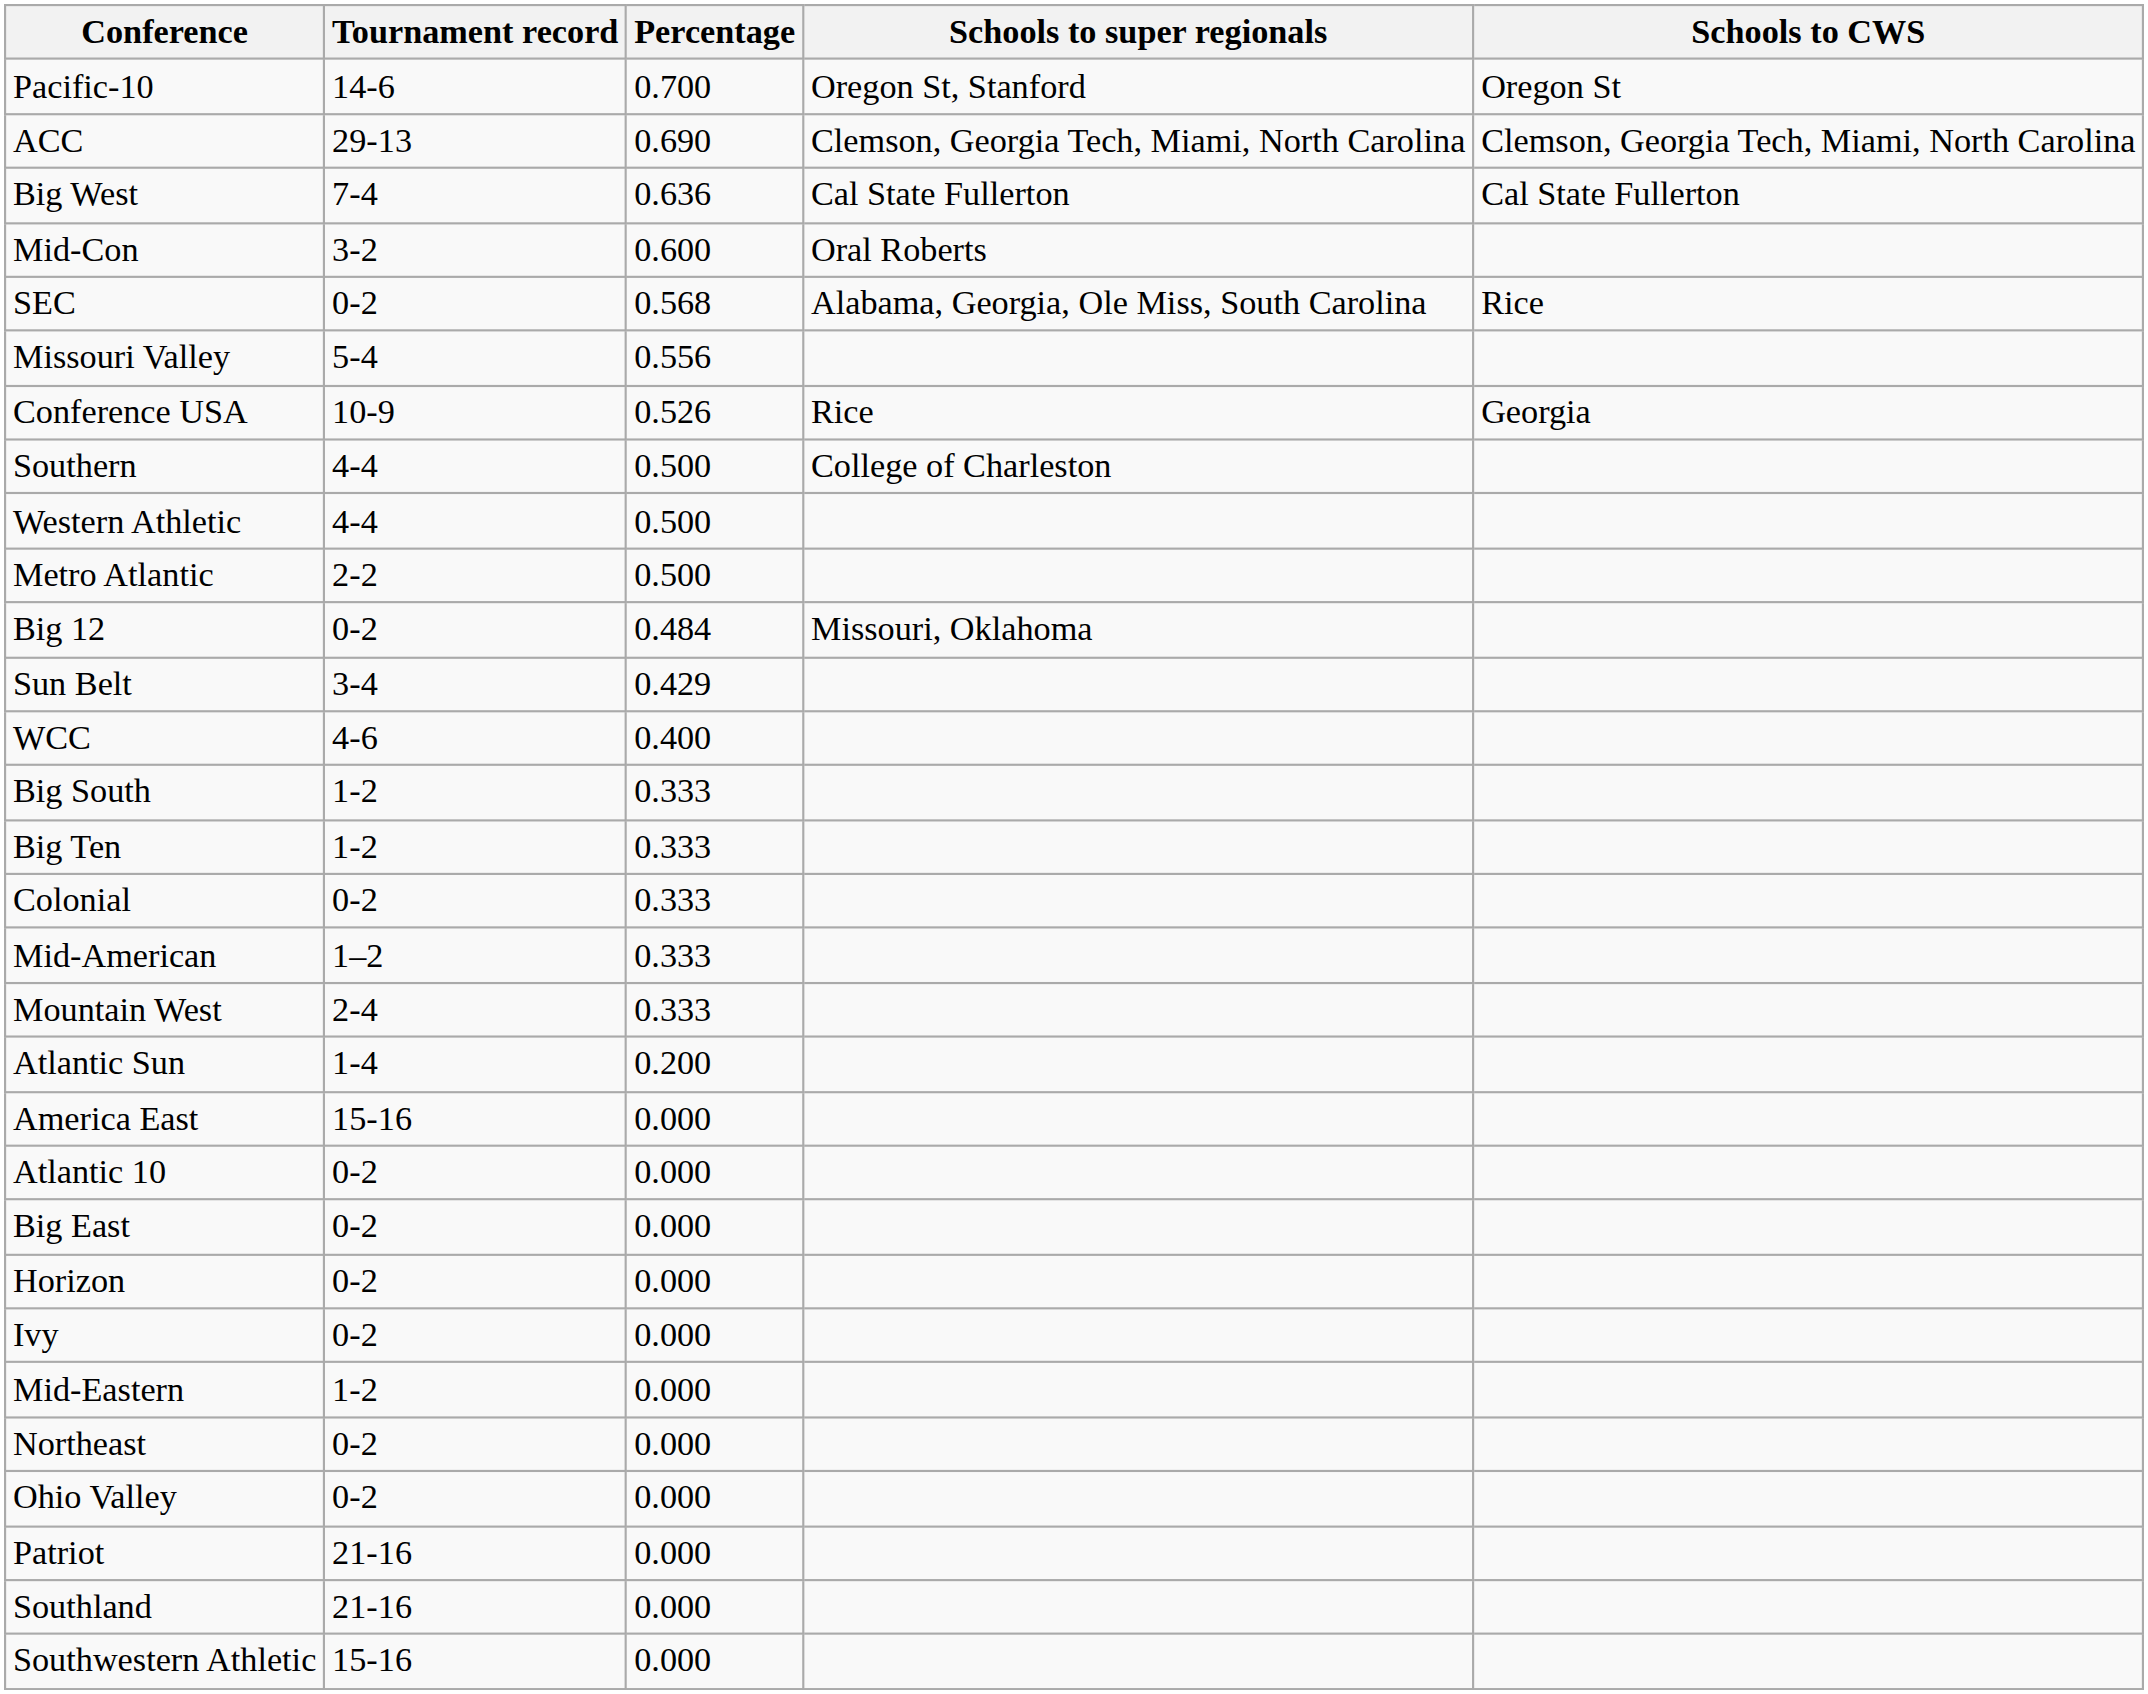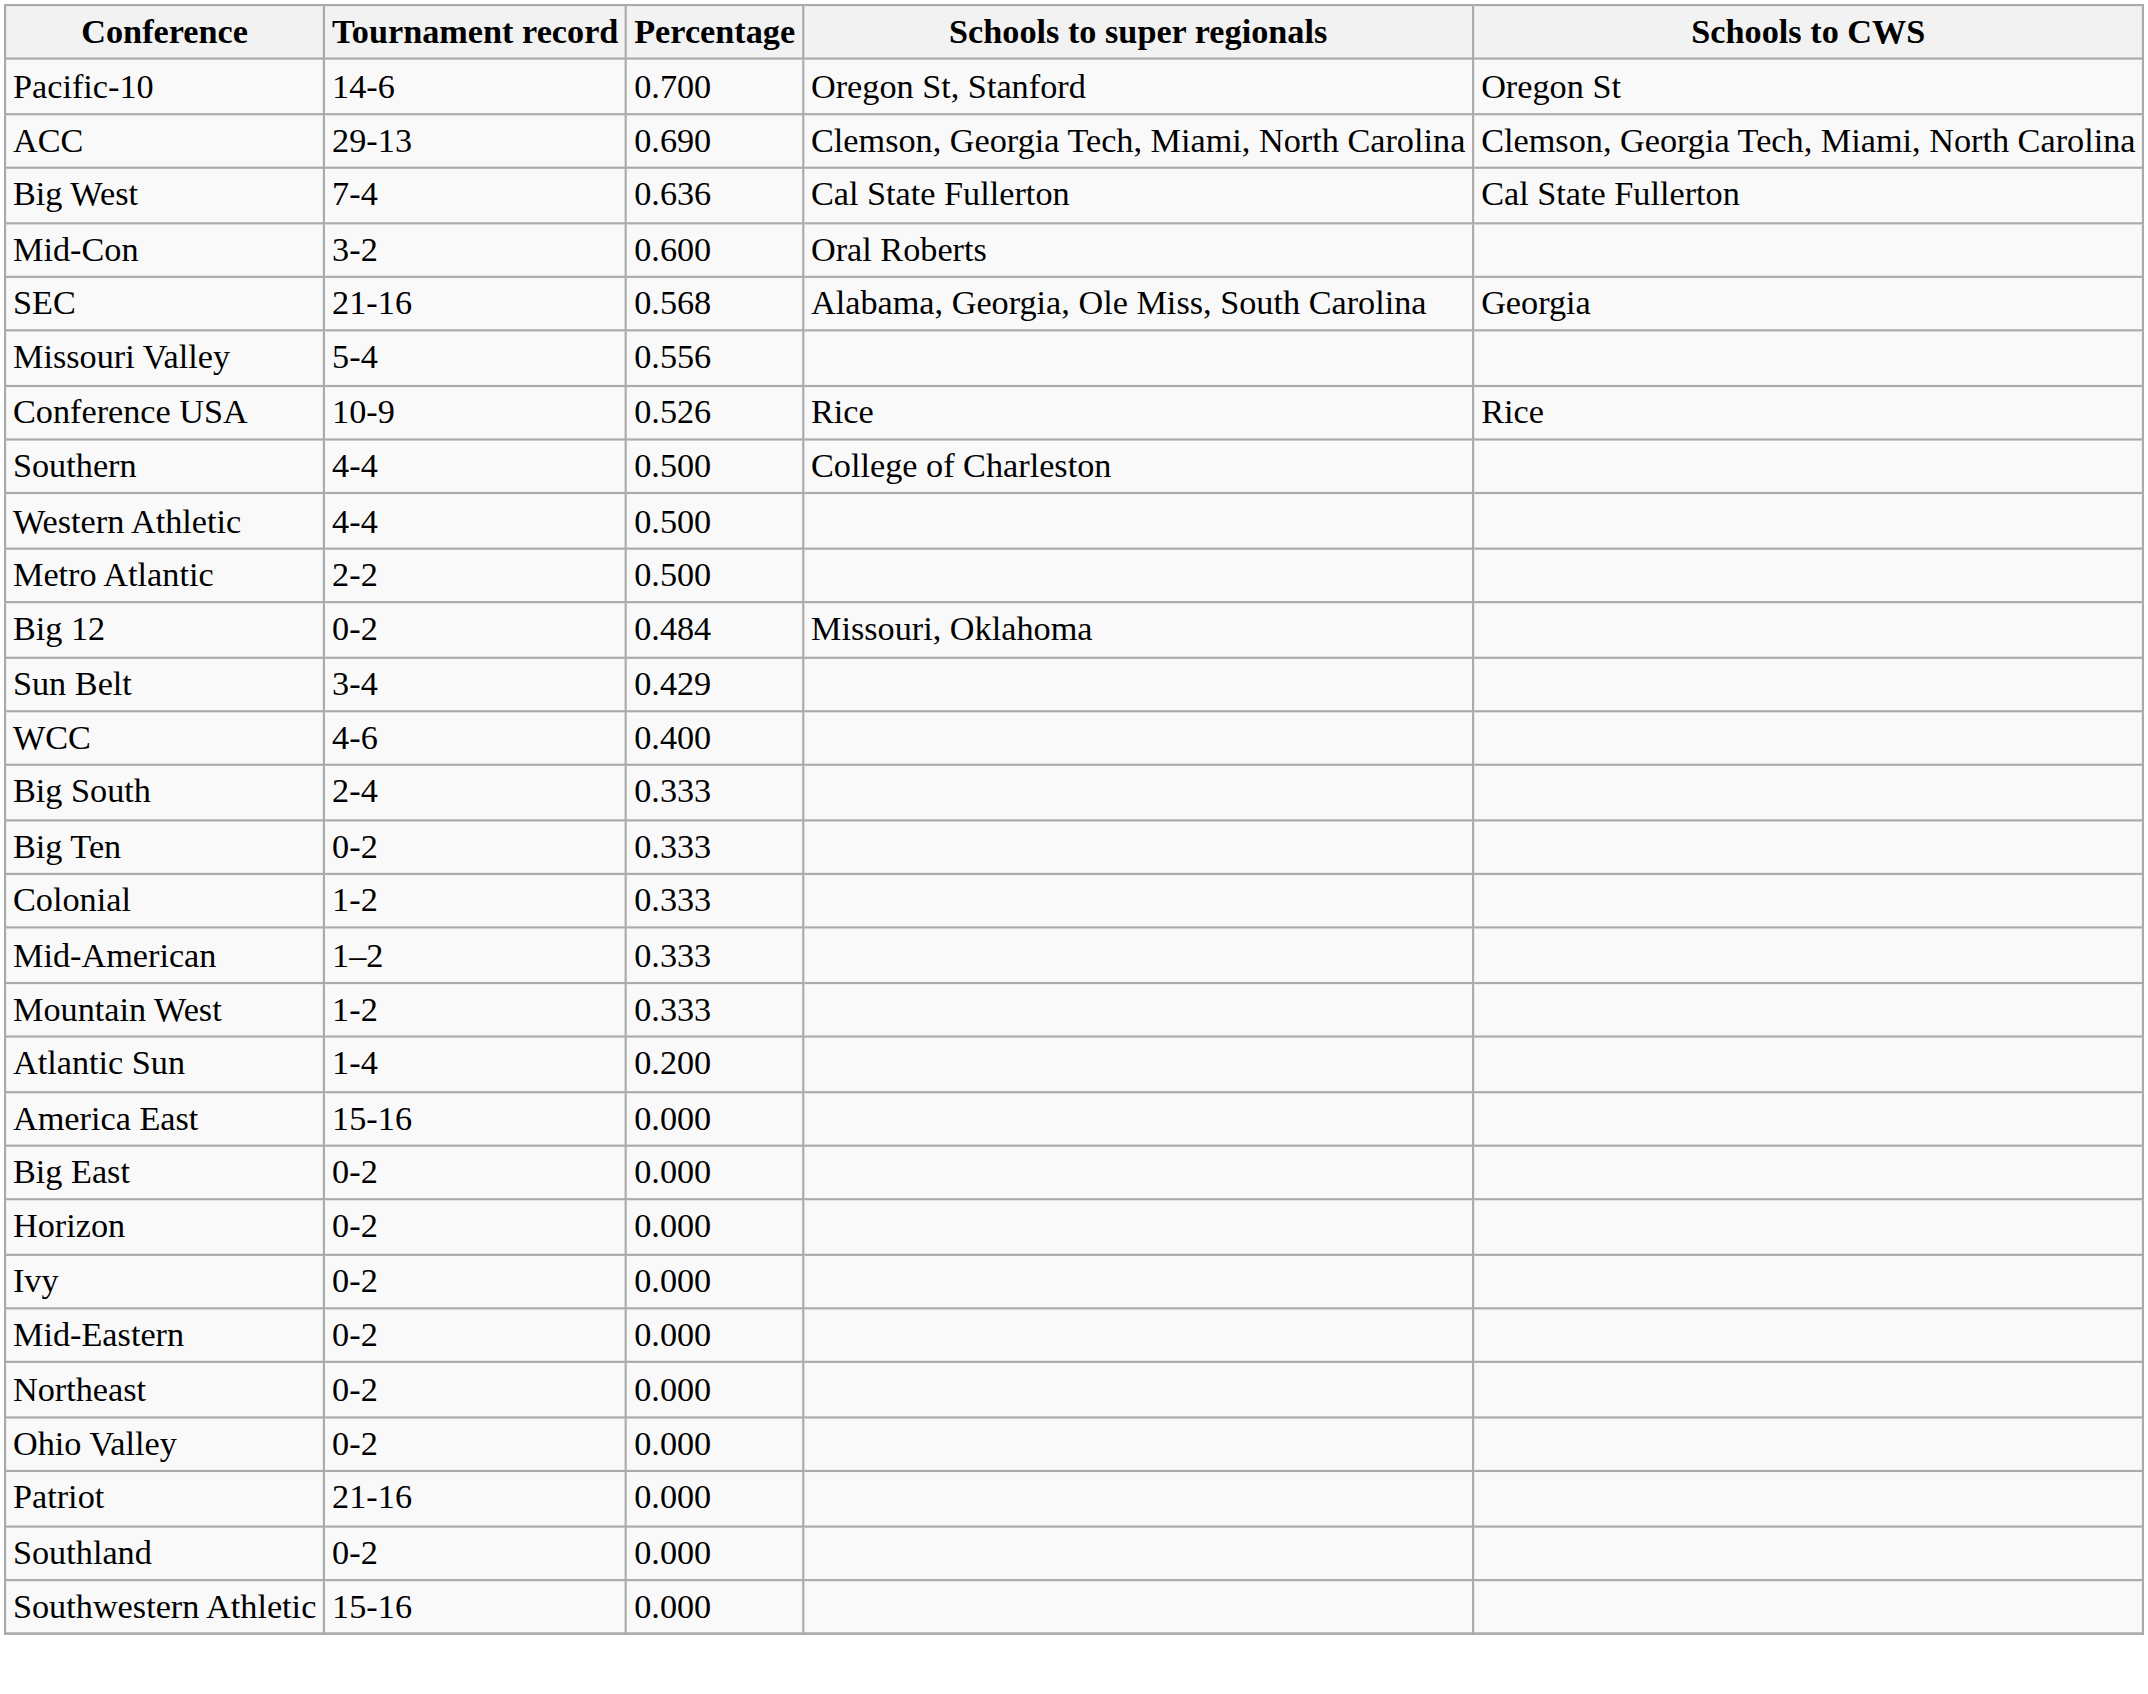(355, 303) 0-2 -> (372, 303) 21-16
(1513, 303) Rice -> (1536, 303) Georgia
(1536, 411) Georgia -> (1513, 411) Rice
(355, 791) 1-2 -> (355, 791) 2-4
(355, 846) 1-2 -> (355, 846) 0-2
(355, 900) 0-2 -> (355, 900) 1-2
(355, 1009) 2-4 -> (355, 1009) 1-2
- row: (90, 1172)
(355, 1389) 1-2 -> (355, 1334) 0-2
(372, 1606) 21-16 -> (355, 1552) 0-2
